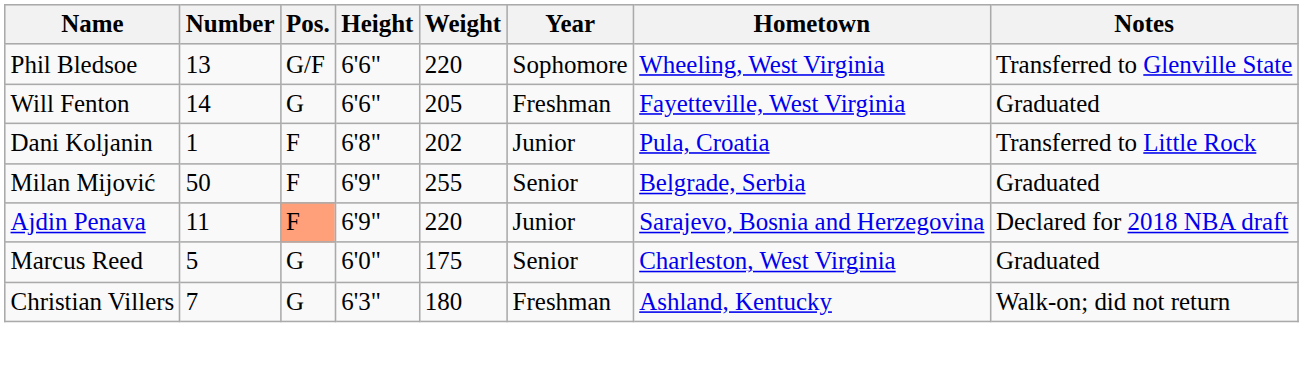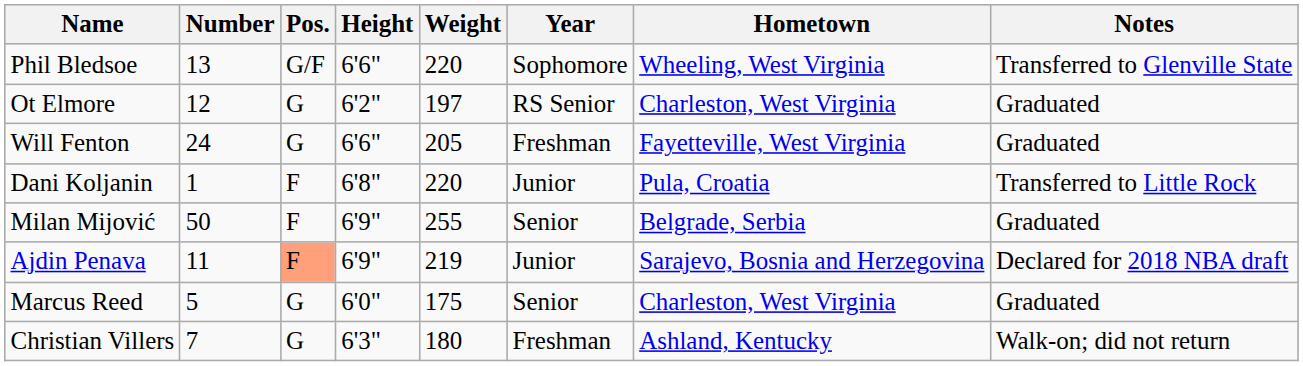+ row: (63, 103)
(198, 103) 14 -> (198, 143) 24
(444, 143) 202 -> (444, 182) 220
(444, 222) 220 -> (444, 261) 219
